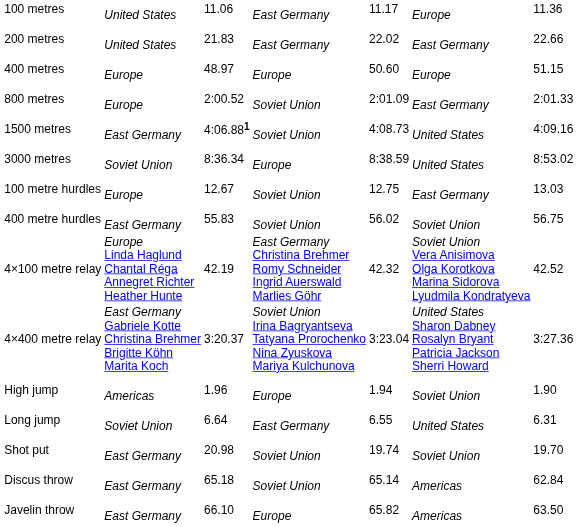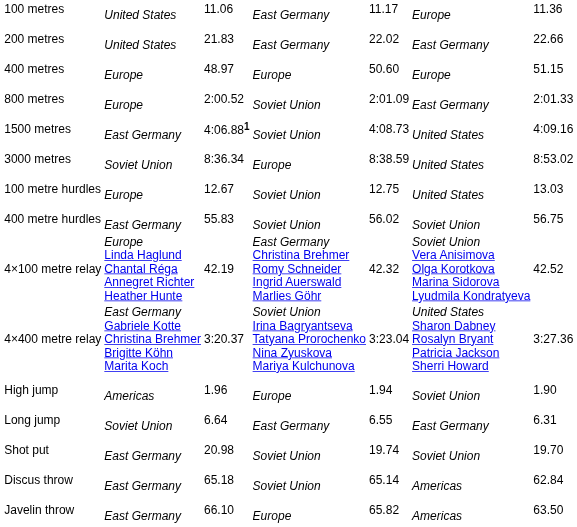(450, 195) East Germany -> (448, 195) United States
(448, 426) United States -> (450, 426) East Germany
